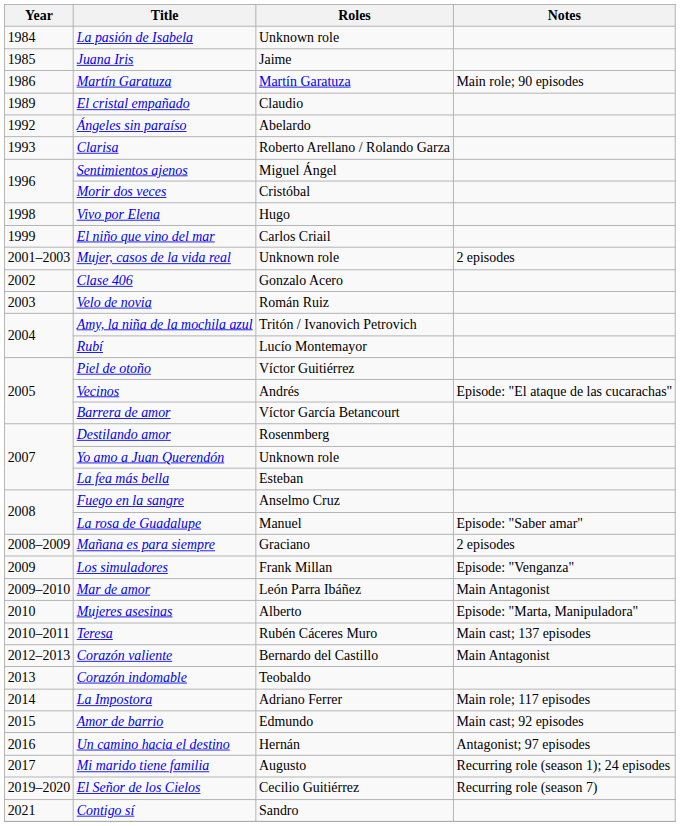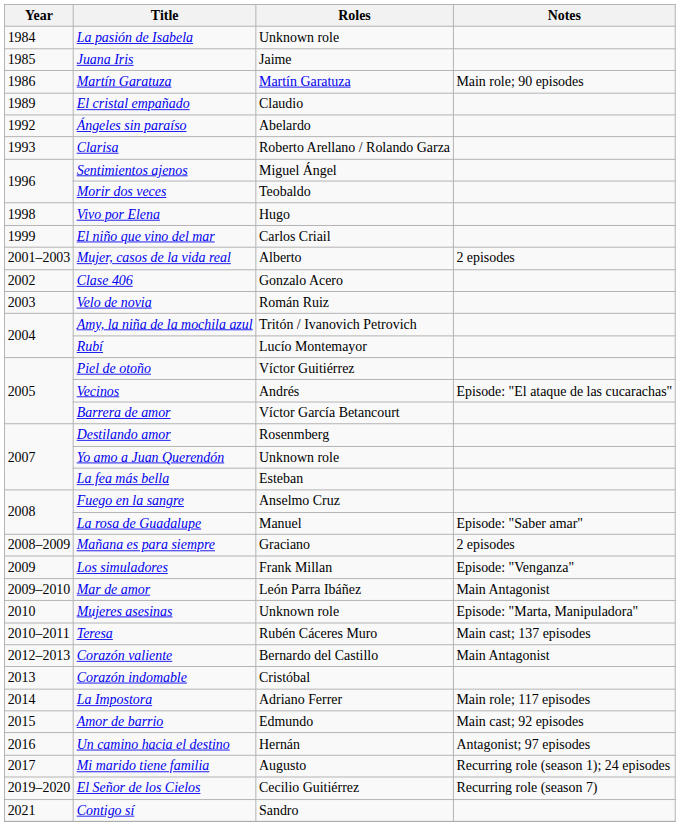(285, 192) Cristóbal -> (285, 192) Teobaldo
(299, 258) Unknown role -> (280, 258) Alberto
(280, 611) Alberto -> (299, 611) Unknown role
(285, 677) Teobaldo -> (285, 677) Cristóbal
